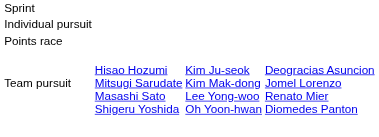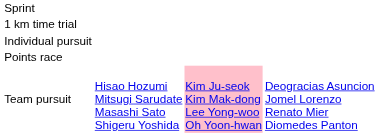+ row: (41, 24)
(224, 89) no background -> (224, 105) pink background
